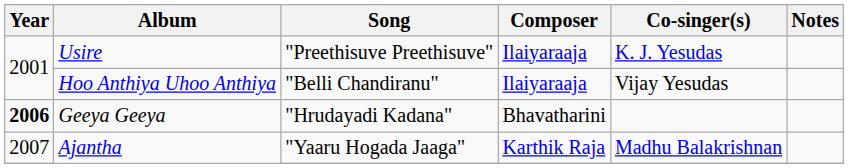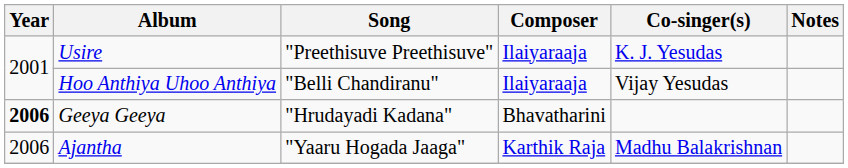(29, 147) 2007 -> (29, 147) 2006
